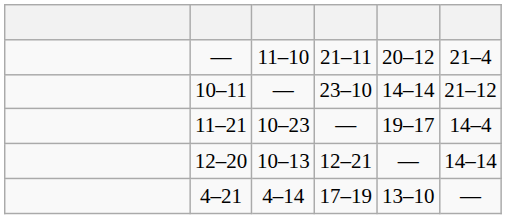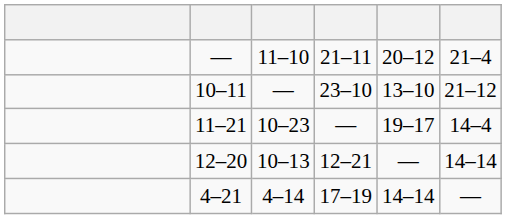(408, 91) 14–14 -> (408, 91) 13–10
(408, 195) 13–10 -> (408, 195) 14–14
